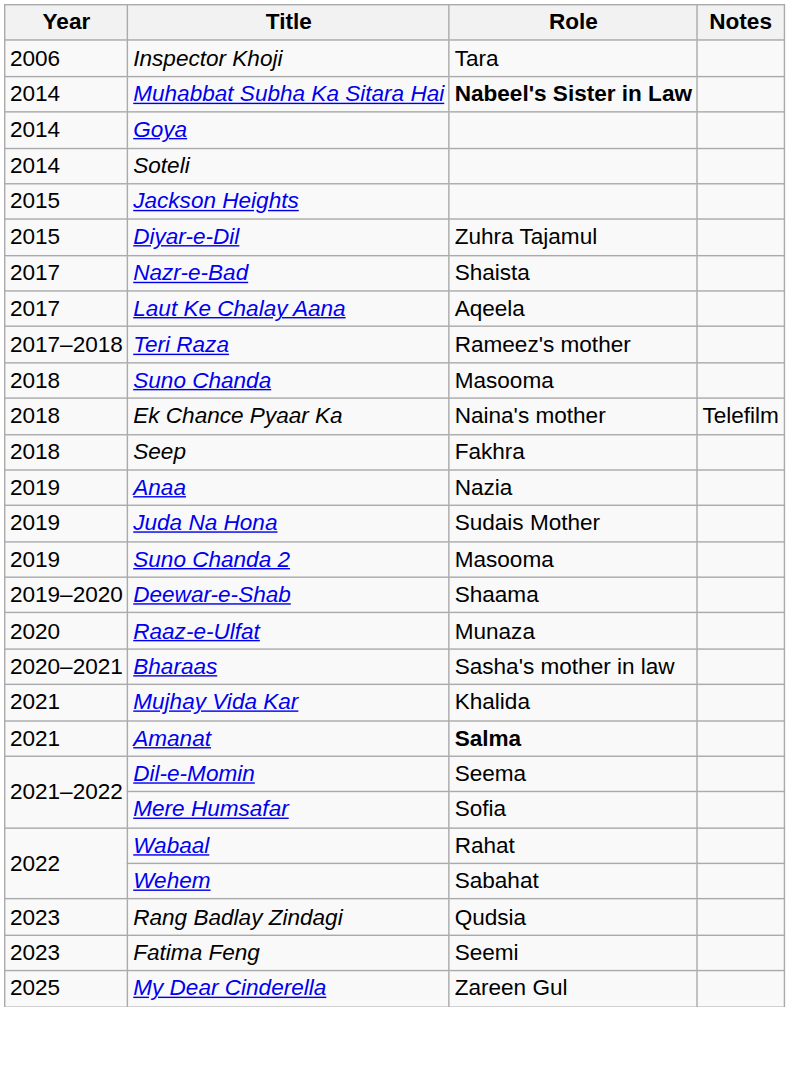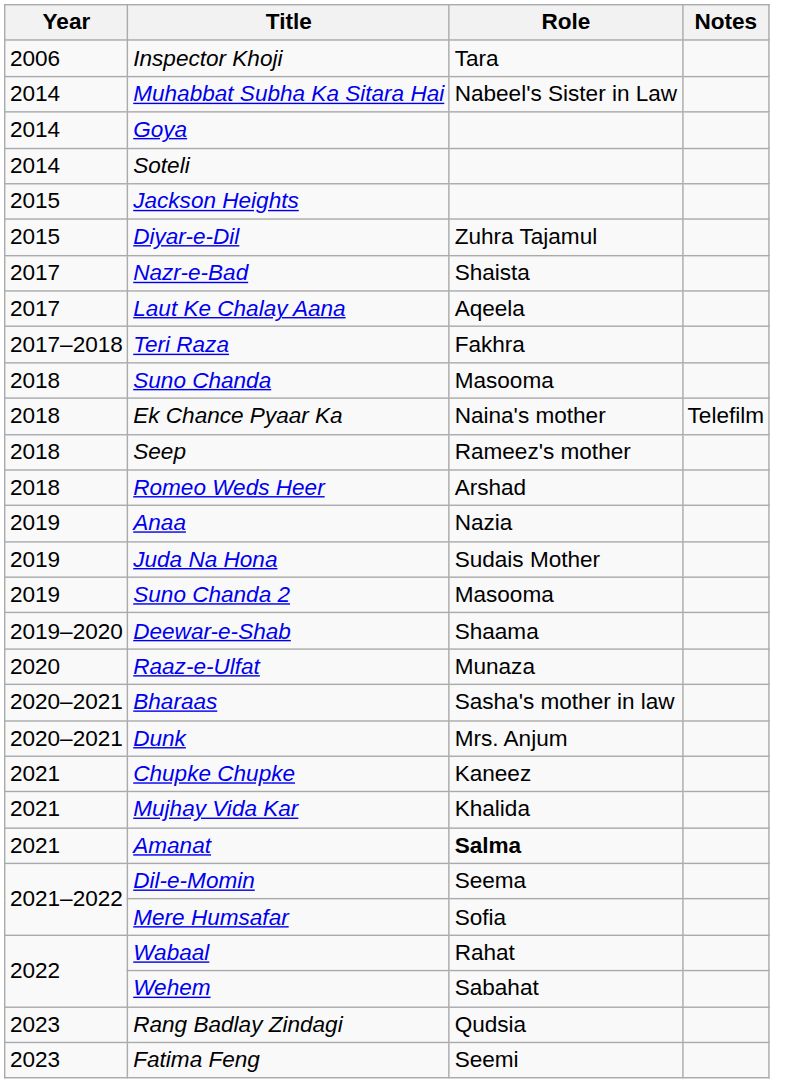(573, 93) bold -> (566, 93) normal
(543, 344) Rameez's mother -> (490, 344) Fakhra
(490, 451) Fakhra -> (543, 451) Rameez's mother
+ row: (229, 487)
+ row: (160, 737)
+ row: (214, 773)
- row: (230, 988)
